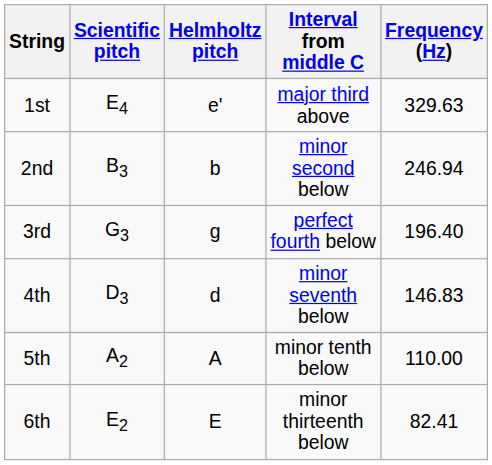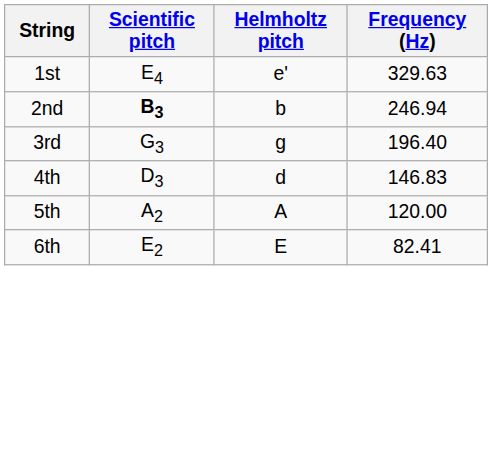- column: (323, 41)
(117, 168) normal -> (152, 109) bold
(434, 358) 110.00 -> (417, 212) 120.00
